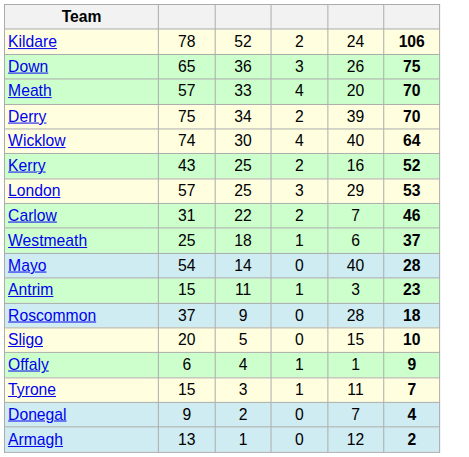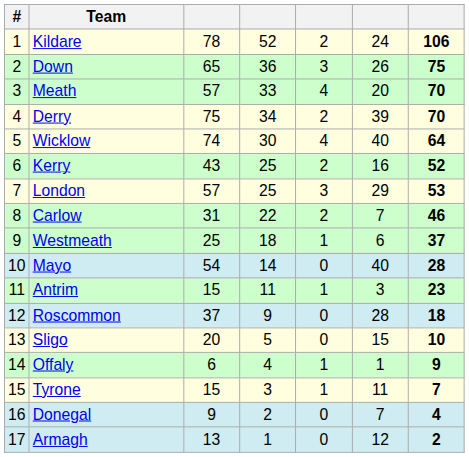+ column: (17, 16)
